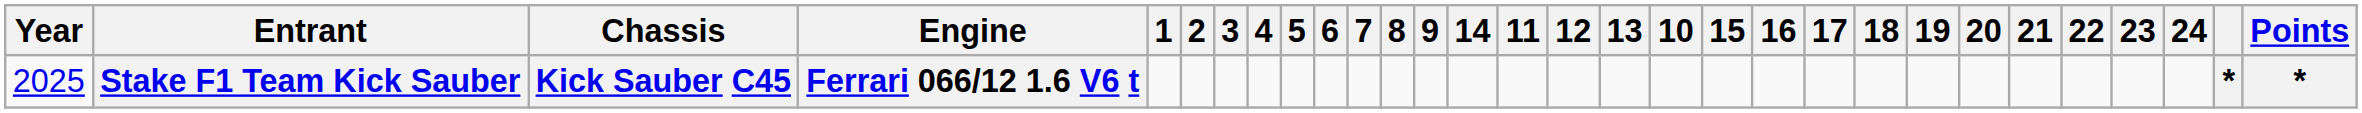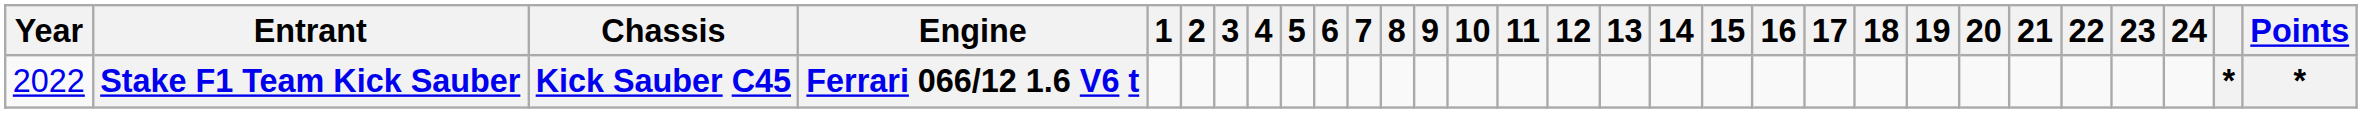columns swapped: (1676, 30) <-> (1472, 30)
(49, 81) 2025 -> (49, 81) 2022
